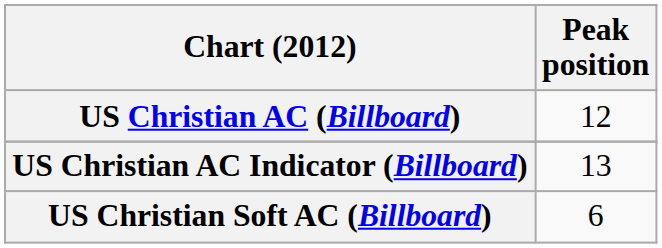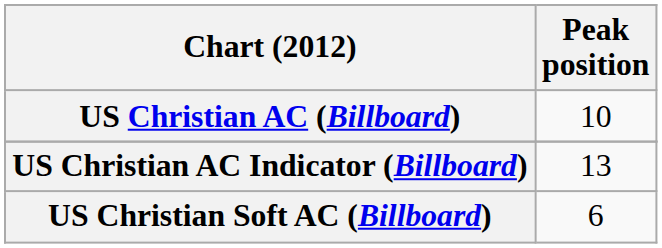(596, 115) 12 -> (596, 115) 10
